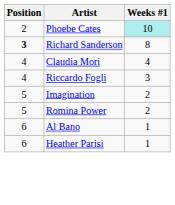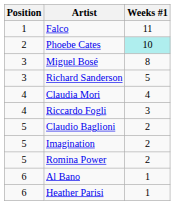+ row: (57, 28)
+ row: (72, 61)
(24, 44) bold -> (24, 77) normal
(148, 44) 8 -> (148, 77) 5
+ row: (81, 126)
